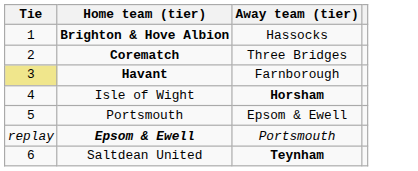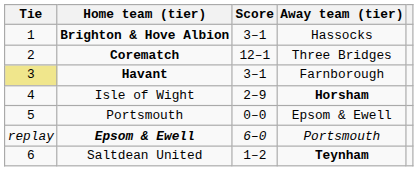+ column: (255, 15)
